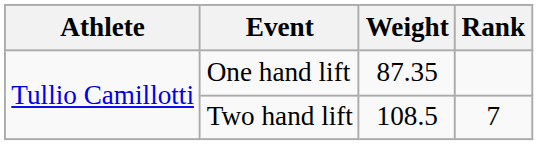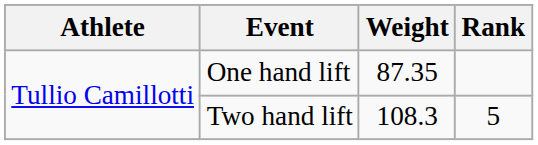(407, 117) 108.5 -> (407, 117) 108.3
(493, 117) 7 -> (493, 117) 5
